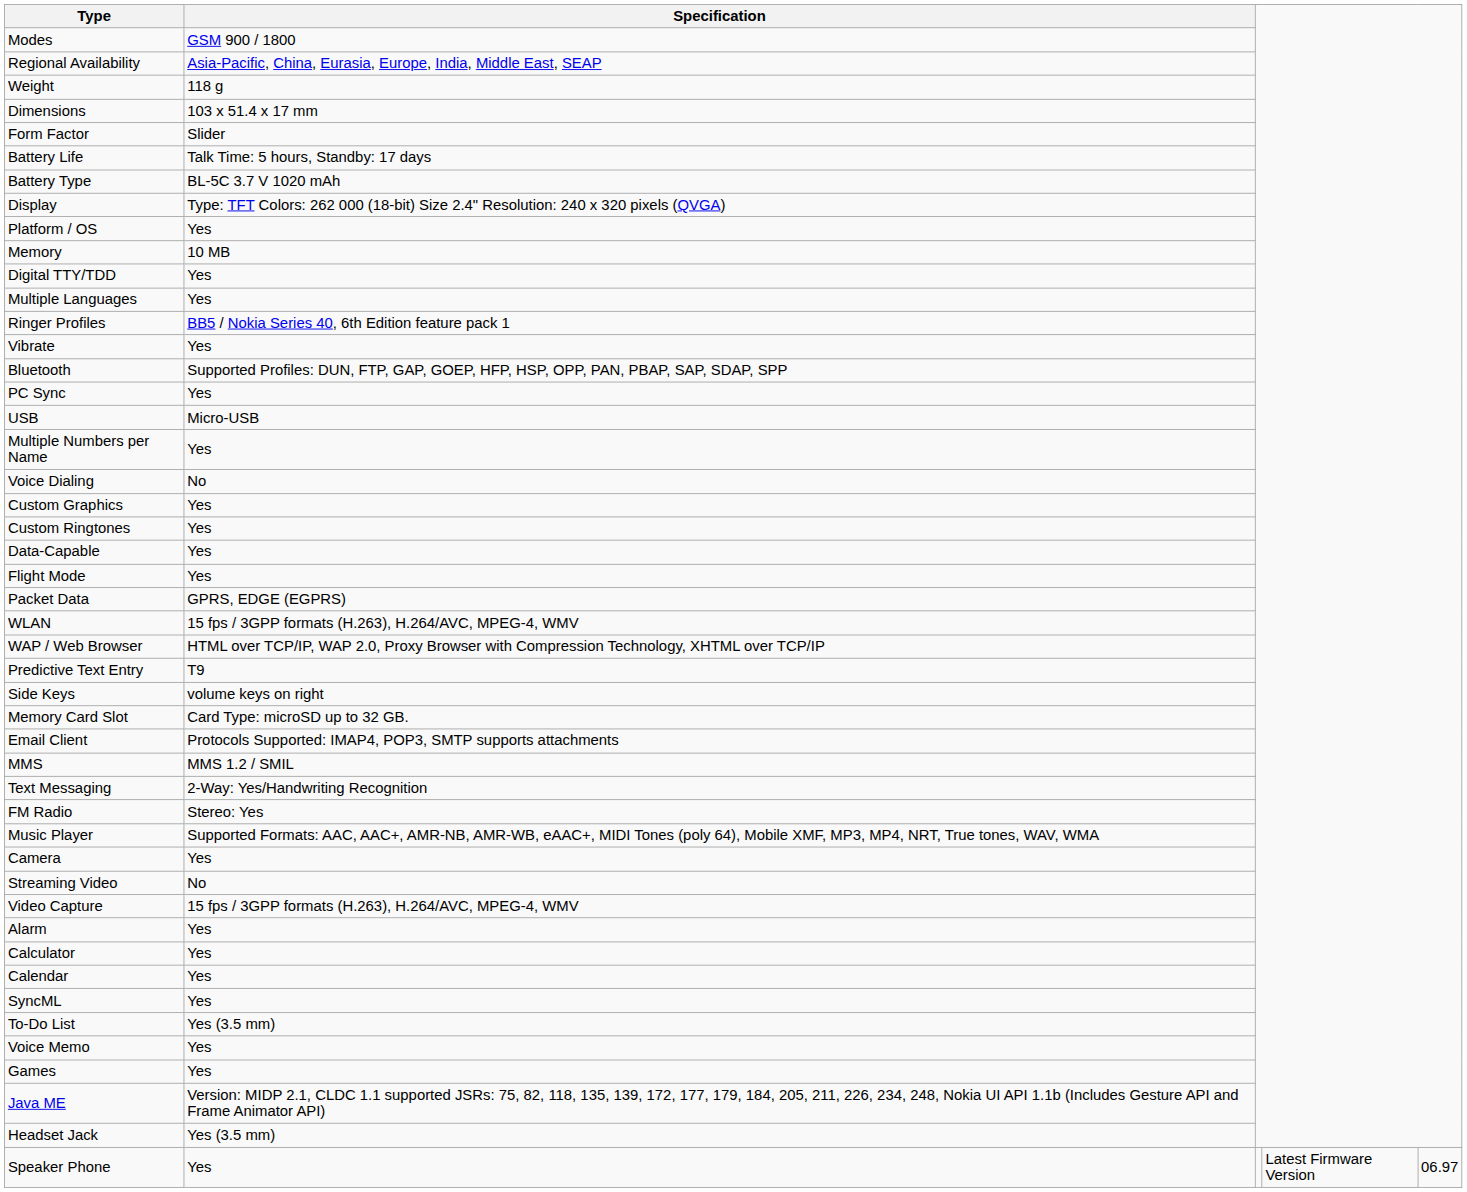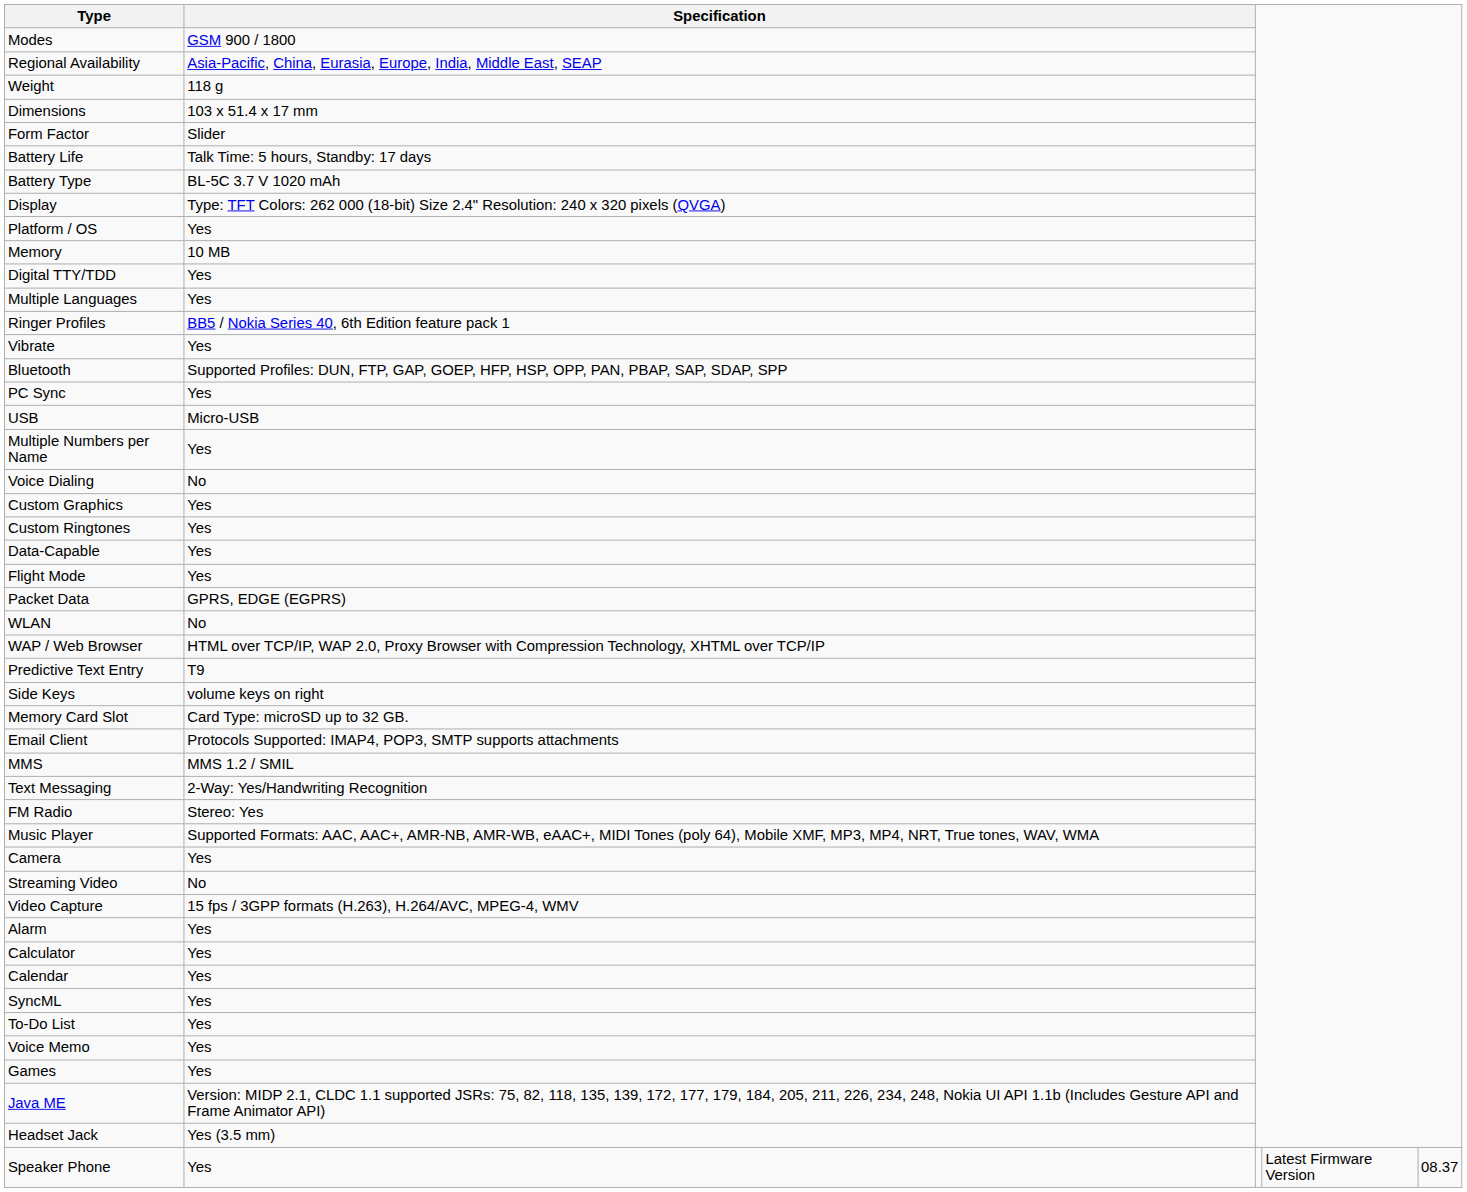(383, 623) 15 fps / 3GPP formats (H.263), H.264/AVC, MPEG-4, WMV -> (197, 623) No
(231, 1024) Yes (3.5 mm) -> (199, 1024) Yes
(1440, 1167) 06.97 -> (1440, 1167) 08.37
